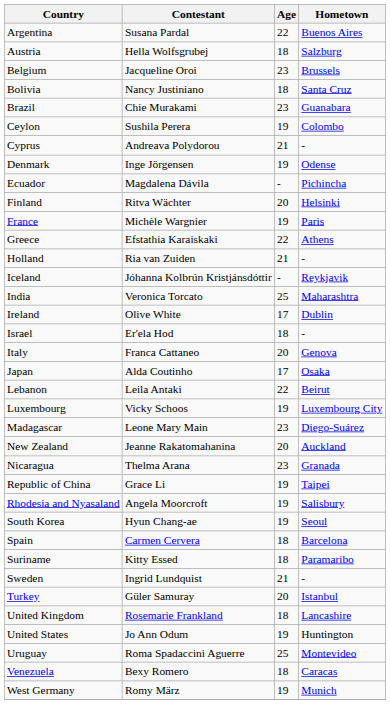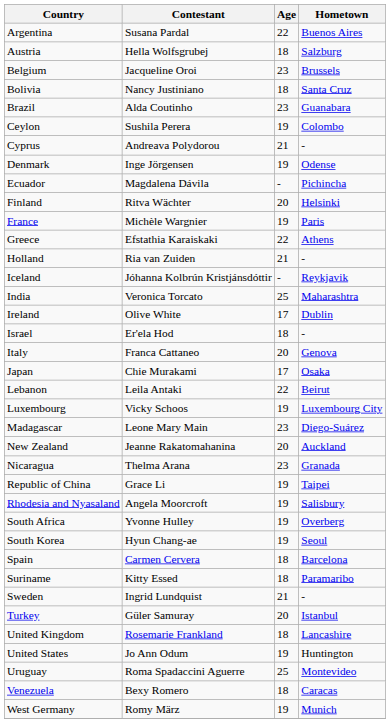(161, 108) Chie Murakami -> (159, 108) Alda Coutinho
(159, 371) Alda Coutinho -> (161, 371) Chie Murakami
+ row: (36, 521)
